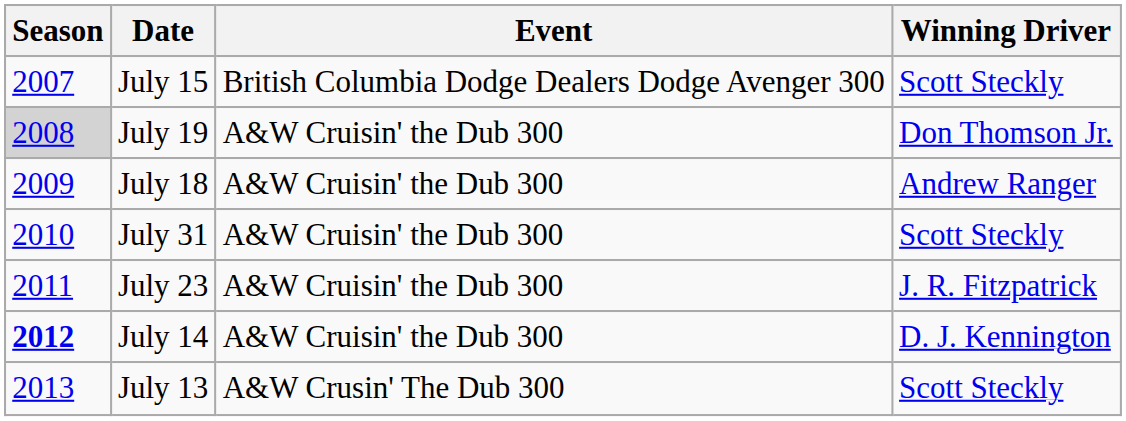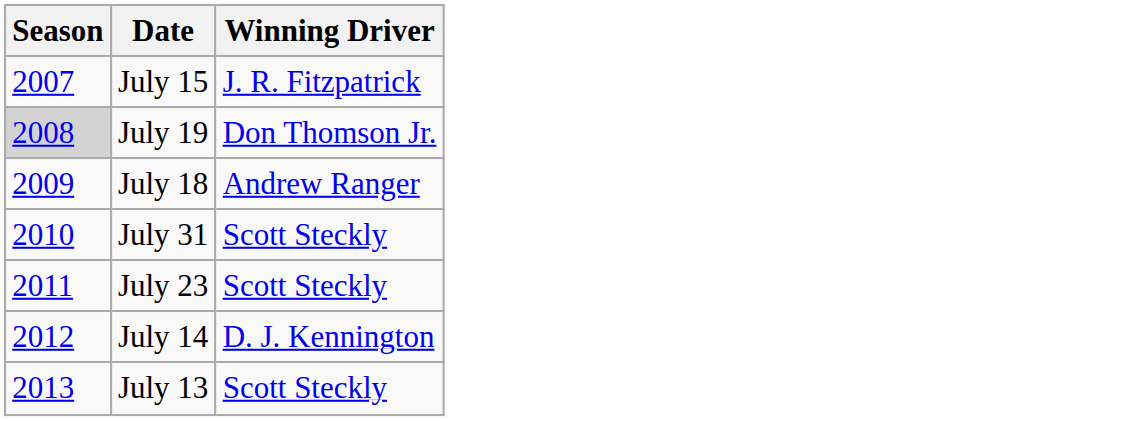- column: (554, 30)
(981, 81) Scott Steckly -> (322, 81) J. R. Fitzpatrick
(998, 285) J. R. Fitzpatrick -> (305, 285) Scott Steckly
(43, 337) bold -> (43, 337) normal
